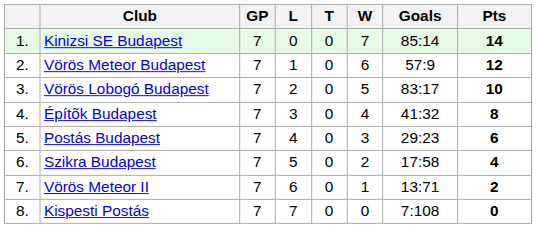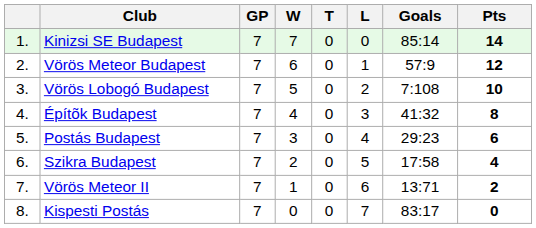columns swapped: (365, 16) <-> (293, 16)
(420, 89) 83:17 -> (420, 89) 7:108
(420, 211) 7:108 -> (420, 211) 83:17
